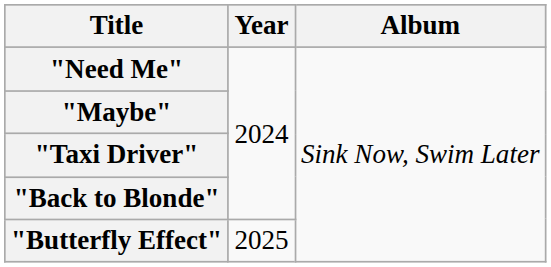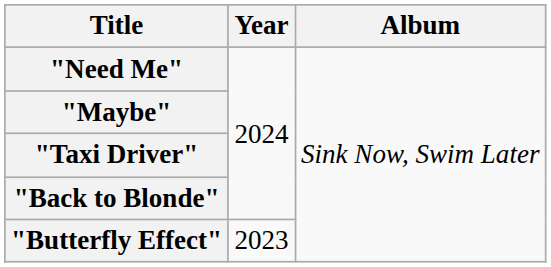(262, 240) 2025 -> (262, 240) 2023
